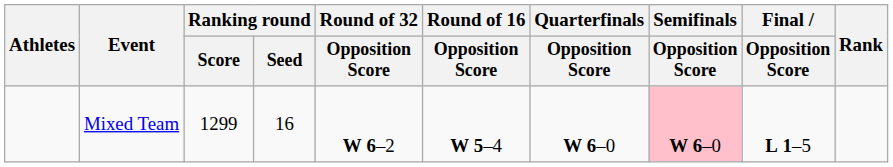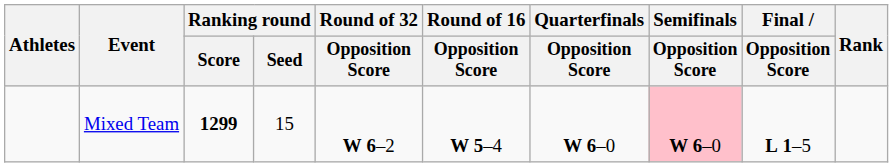(219, 124) normal -> (219, 124) bold
(285, 124) 16 -> (285, 124) 15
